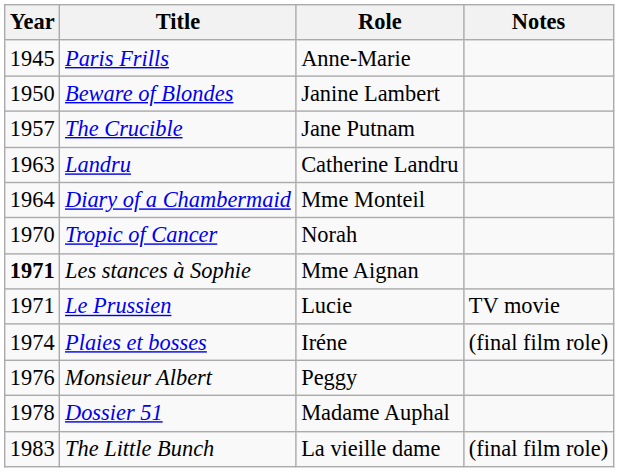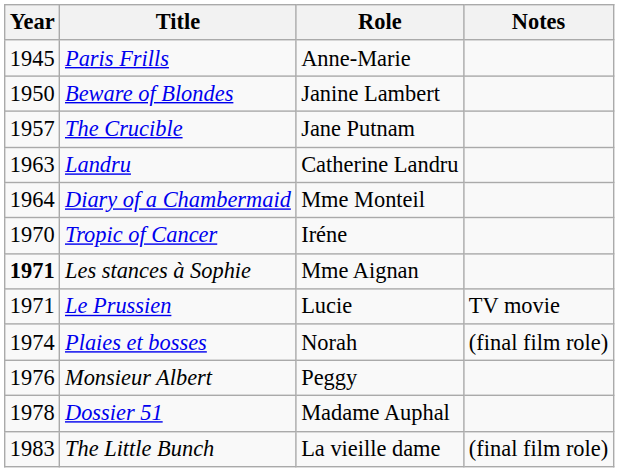(329, 235) Norah -> (324, 235) Iréne
(324, 341) Iréne -> (329, 341) Norah
